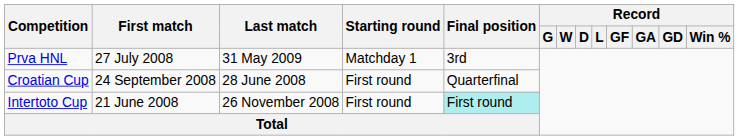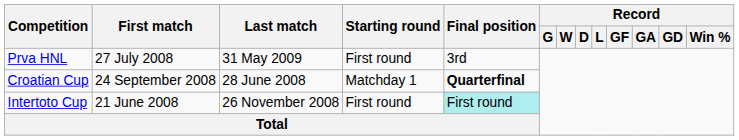(381, 59) Matchday 1 -> (379, 59) First round
(379, 80) First round -> (381, 80) Matchday 1
(483, 80) normal -> (486, 80) bold
